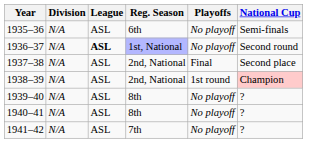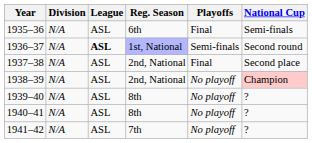(213, 29) No playoff -> (201, 29) Final
(213, 46) No playoff -> (215, 46) Semi-finals
(210, 79) 1st round -> (213, 79) No playoff
